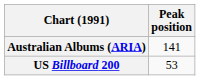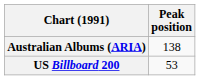(172, 46) 141 -> (172, 46) 138
